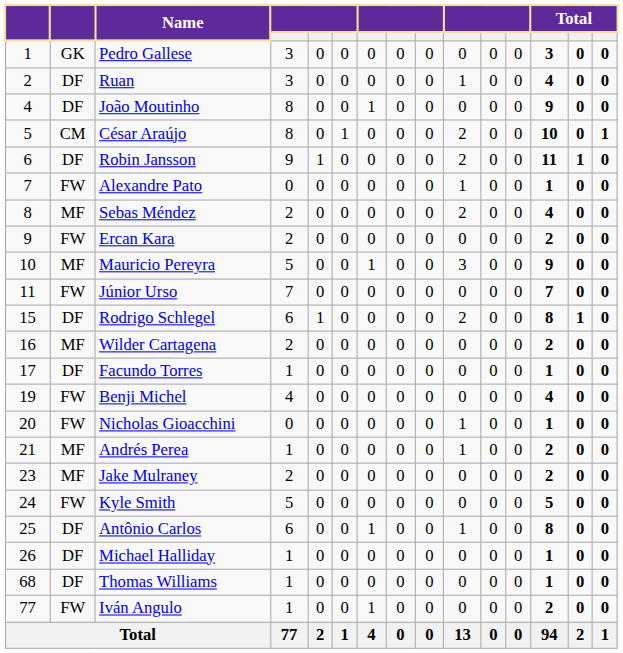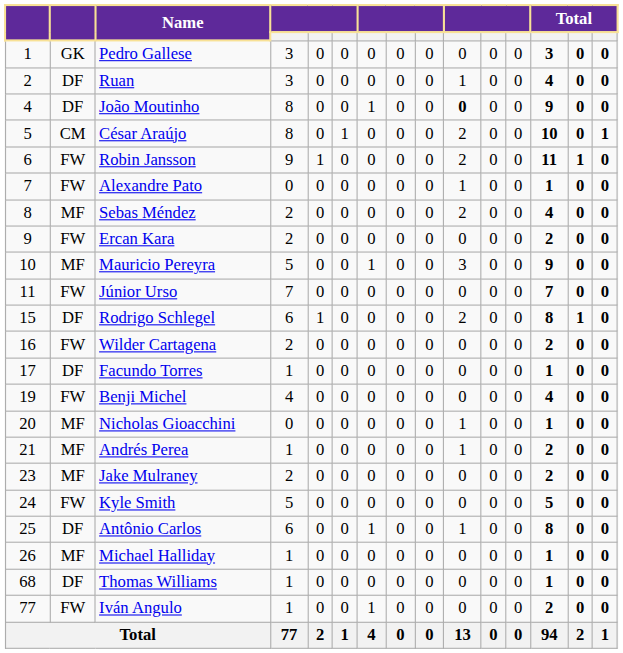(463, 107) normal -> (463, 107) bold
(73, 159) DF -> (73, 159) FW
(73, 344) MF -> (73, 344) FW
(73, 423) FW -> (73, 423) MF
(73, 555) DF -> (73, 555) MF
